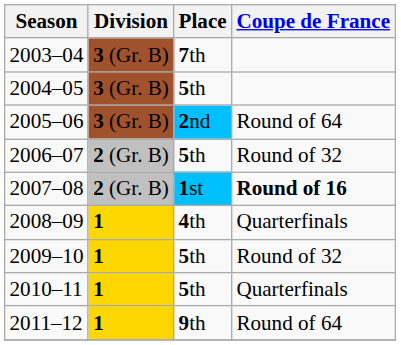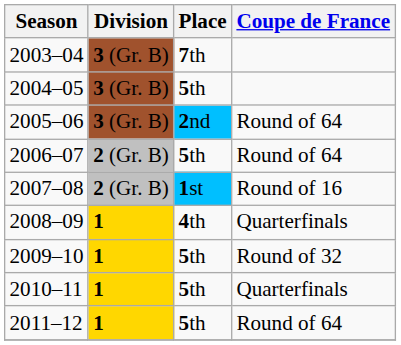(289, 155) Round of 32 -> (289, 155) Round of 64
(292, 188) bold -> (289, 188) normal
(192, 322) 9th -> (192, 322) 5th
